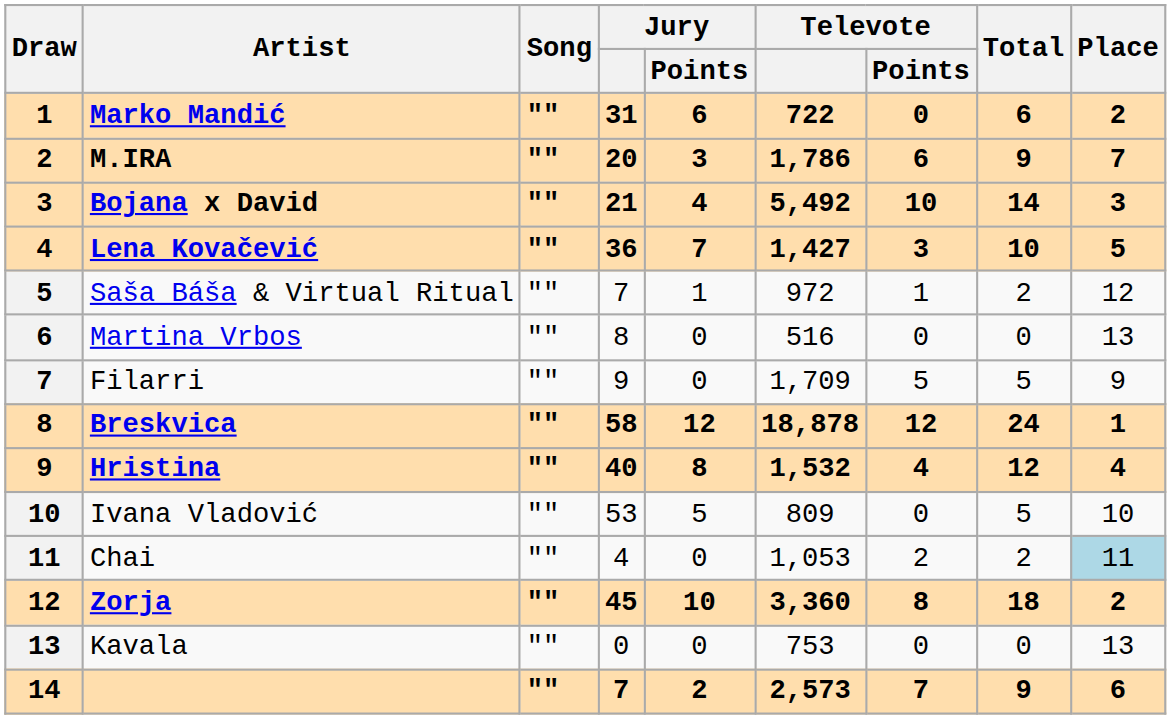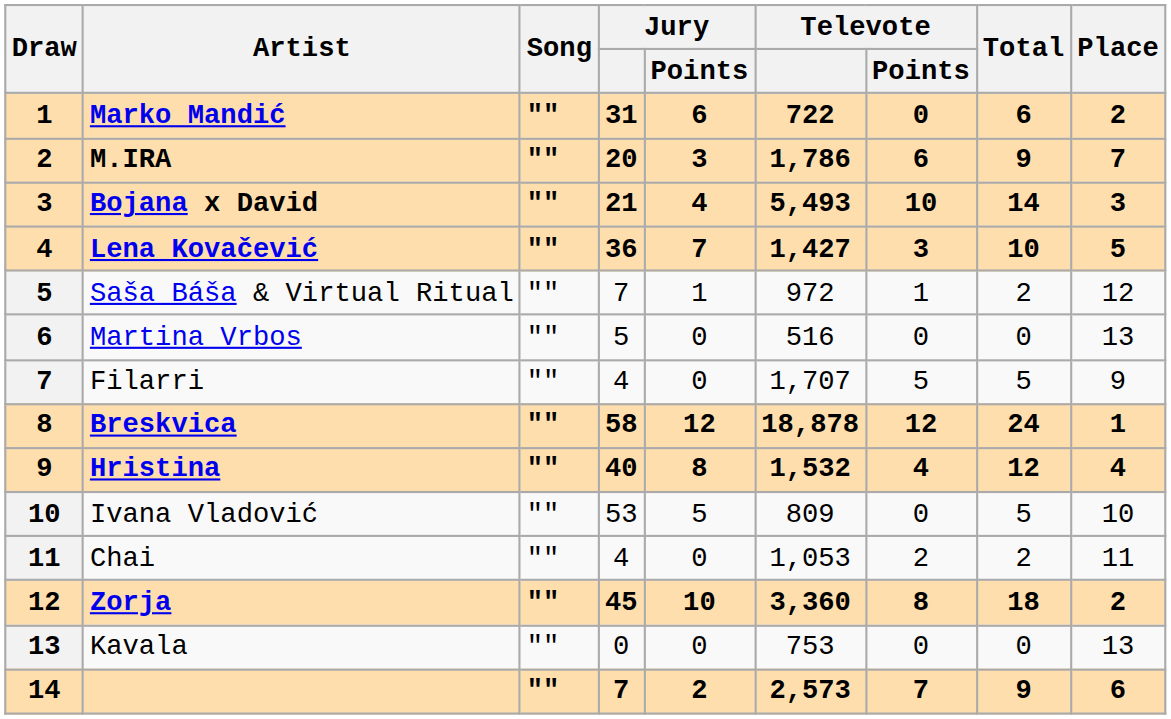(810, 204) 5,492 -> (810, 204) 5,493
(621, 337) 8 -> (621, 337) 5
(621, 381) 9 -> (621, 381) 4
(810, 381) 1,709 -> (810, 381) 1,707
(1118, 559) lightblue background -> (1118, 559) no background
